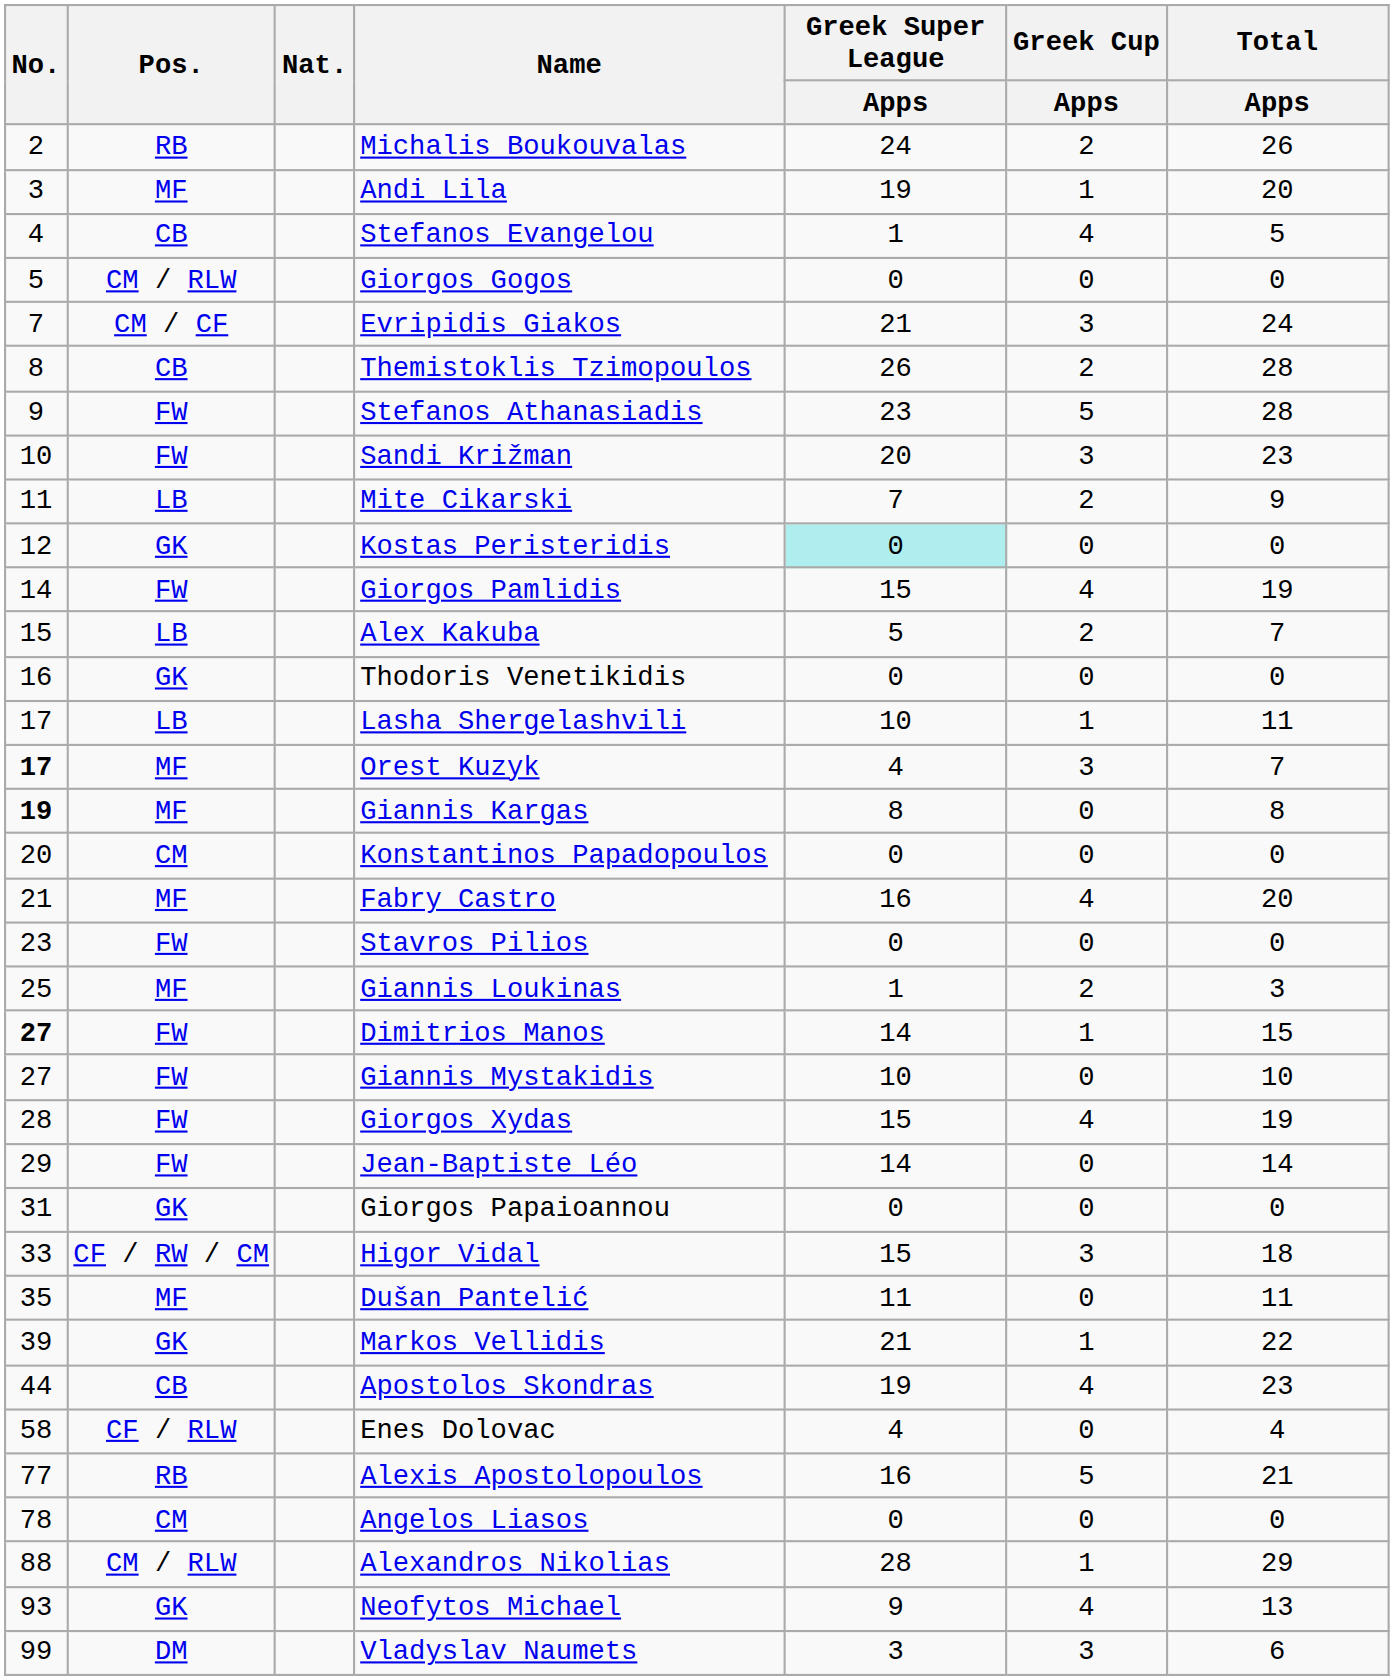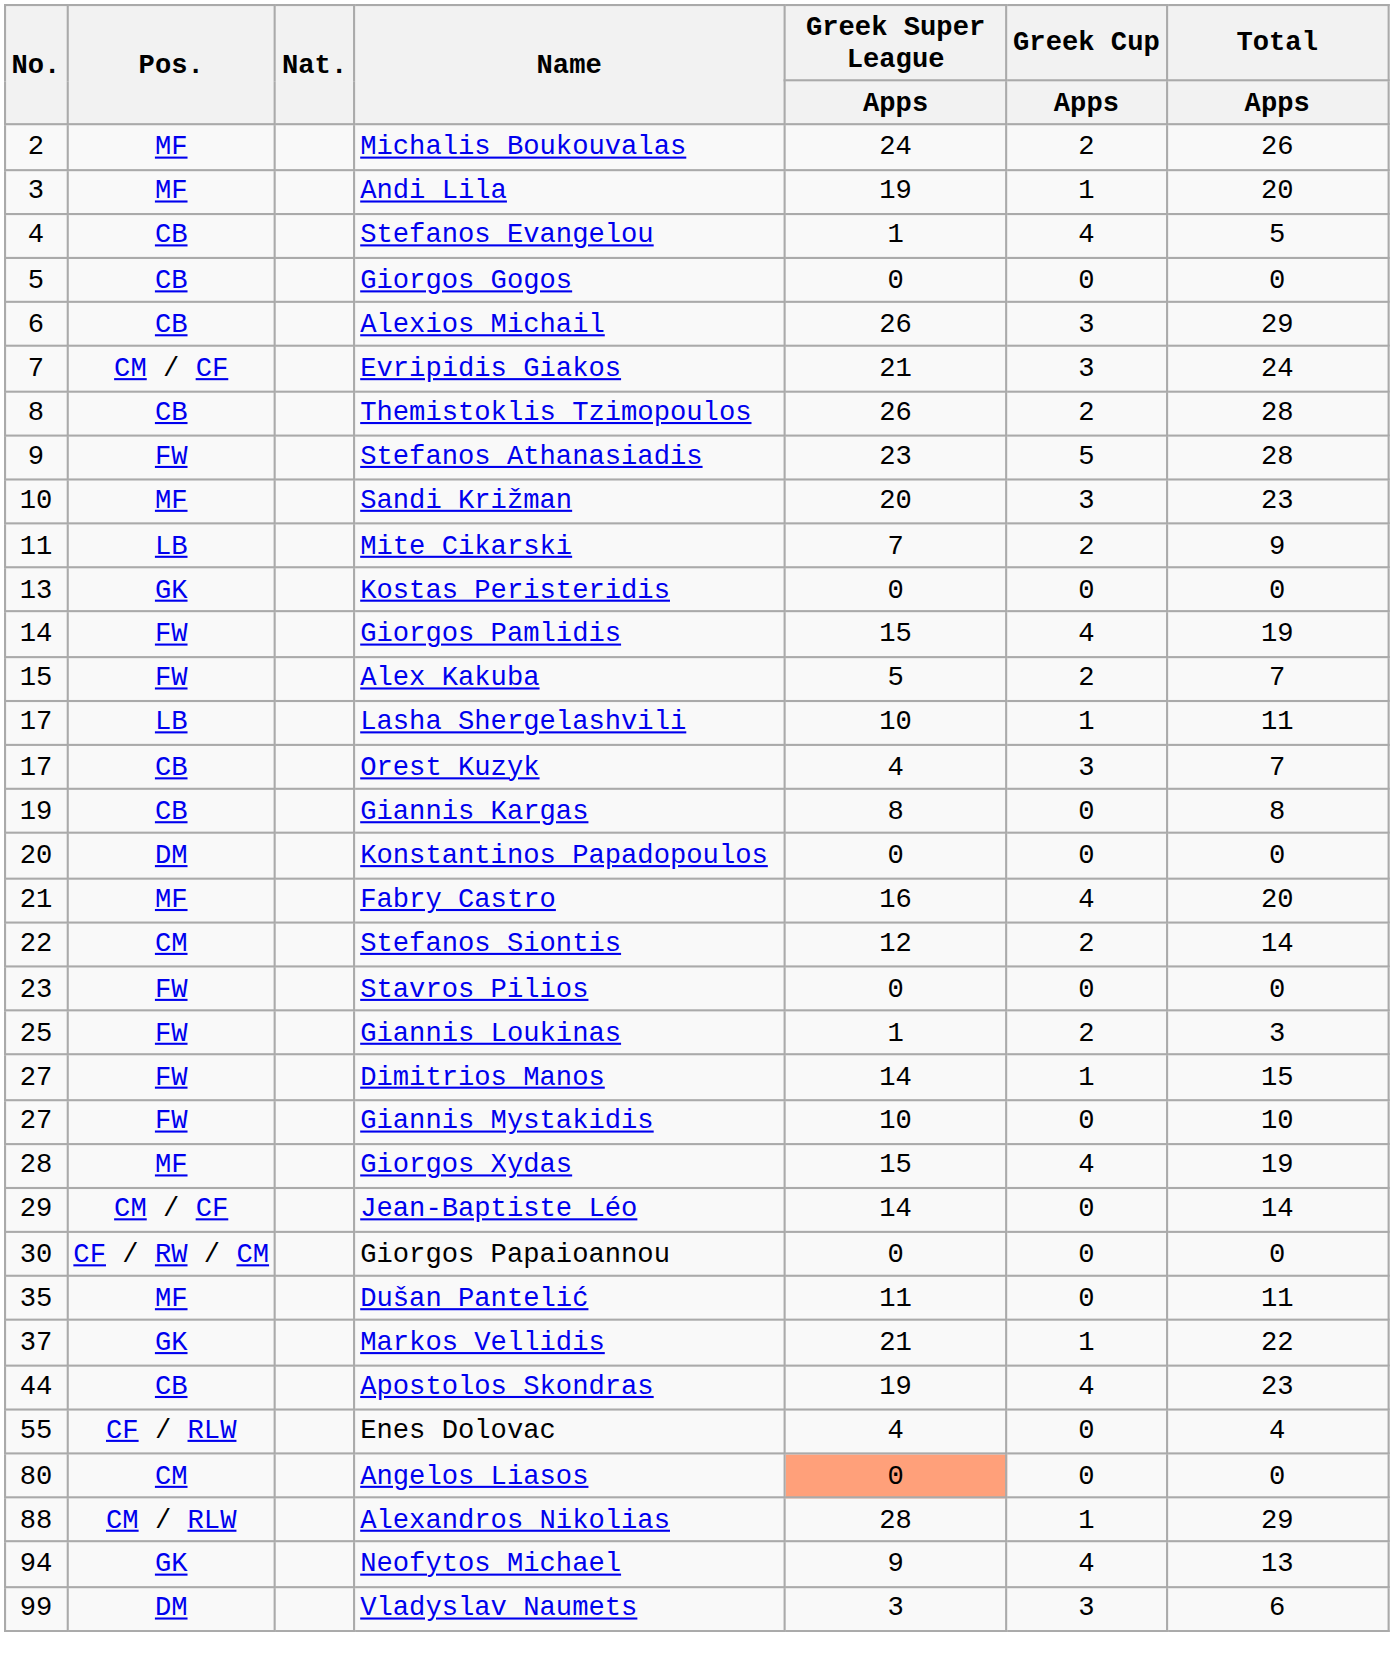(171, 147) RB -> (171, 147) MF
(171, 280) CM / RLW -> (171, 280) CB
+ row: (482, 324)
(171, 457) FW -> (171, 501) MF
(36, 546) 12 -> (36, 590) 13
(896, 546) paleturquoise background -> (896, 590) no background
(171, 634) LB -> (171, 678) FW
- row: (523, 678)
(36, 767) bold -> (36, 767) normal
(171, 767) MF -> (171, 767) CB
(36, 811) bold -> (36, 811) normal
(171, 811) MF -> (171, 811) CB
(171, 856) CM -> (171, 856) DM
+ row: (491, 944)
(171, 988) MF -> (171, 1033) FW
(36, 1033) bold -> (36, 1077) normal
(171, 1121) FW -> (171, 1166) MF
(171, 1166) FW -> (171, 1210) CM / CF
(36, 1210) 31 -> (36, 1254) 30
(171, 1210) GK -> (171, 1254) CF / RW / CM
- row: (450, 1254)
(36, 1343) 39 -> (36, 1343) 37
(36, 1431) 58 -> (36, 1431) 55
- row: (531, 1476)
(36, 1520) 78 -> (36, 1476) 80
(896, 1520) no background -> (896, 1476) lightsalmon background
(36, 1608) 93 -> (36, 1564) 94
